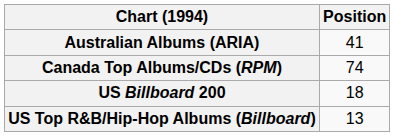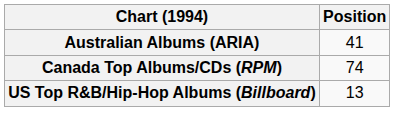- row: (162, 93)
